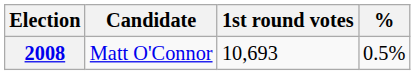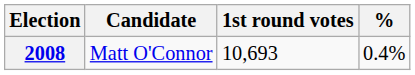(384, 52) 0.5% -> (384, 52) 0.4%
